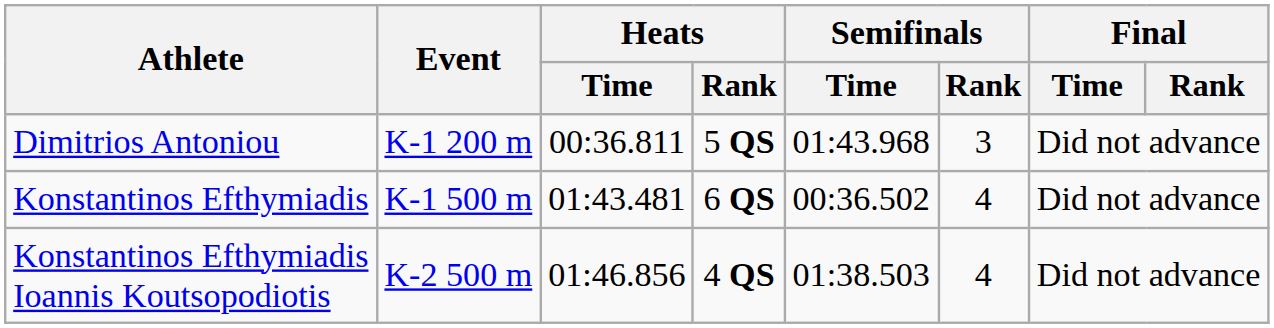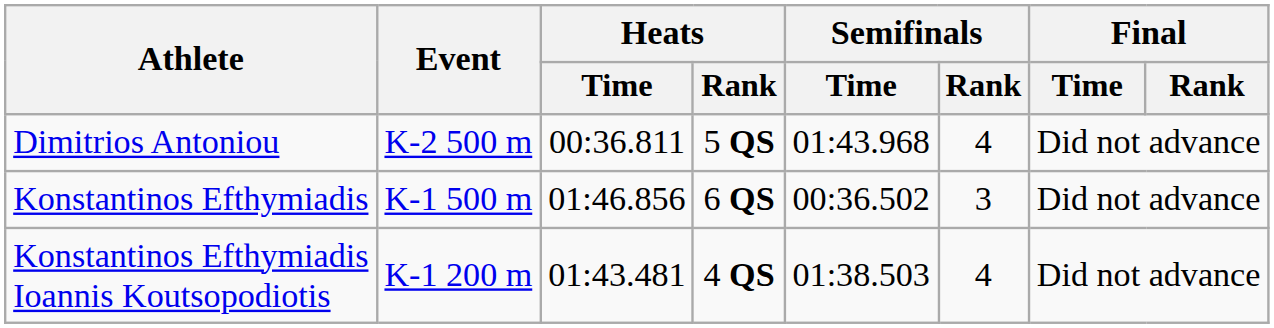(458, 142) K-1 200 m -> (458, 142) K-2 500 m
(983, 142) 3 -> (983, 142) 4
(617, 198) 01:43.481 -> (617, 198) 01:46.856
(983, 198) 4 -> (983, 198) 3
(458, 275) K-2 500 m -> (458, 275) K-1 200 m
(617, 275) 01:46.856 -> (617, 275) 01:43.481
